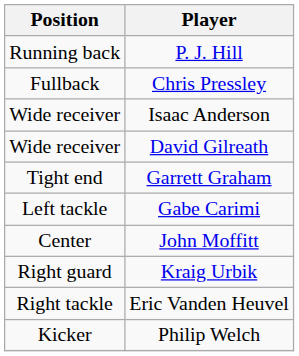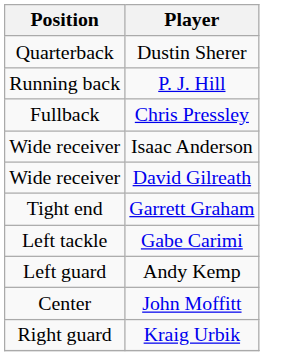+ row: (192, 51)
+ row: (192, 271)
- row: (209, 303)
- row: (209, 334)
